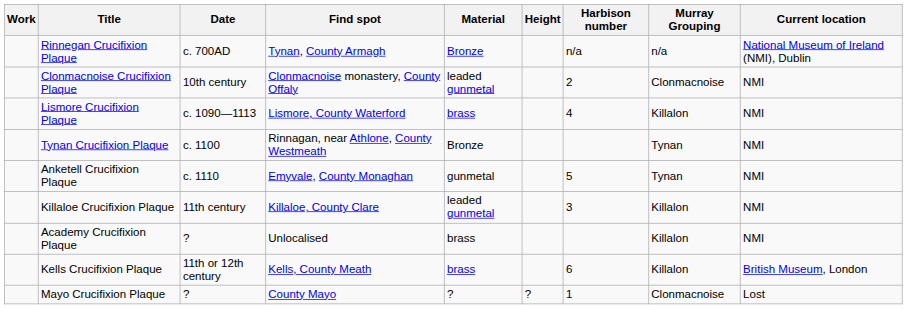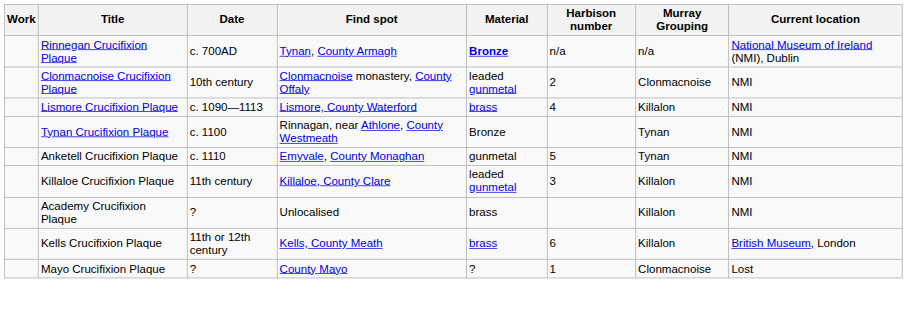- column: (543, 20)
(465, 51) normal -> (489, 51) bold
